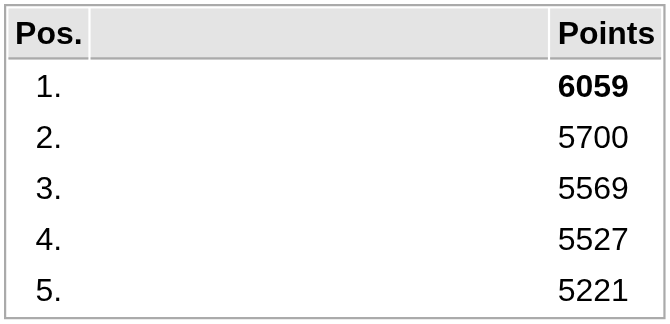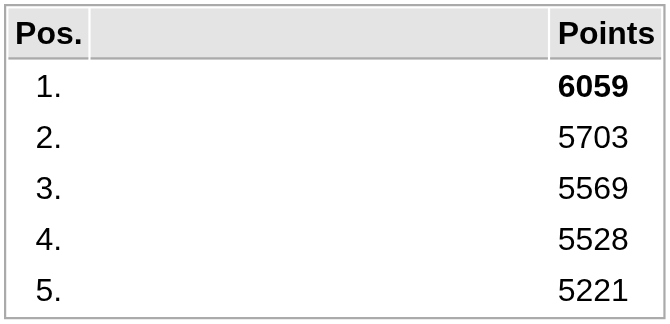(593, 137) 5700 -> (593, 137) 5703
(593, 239) 5527 -> (593, 239) 5528
